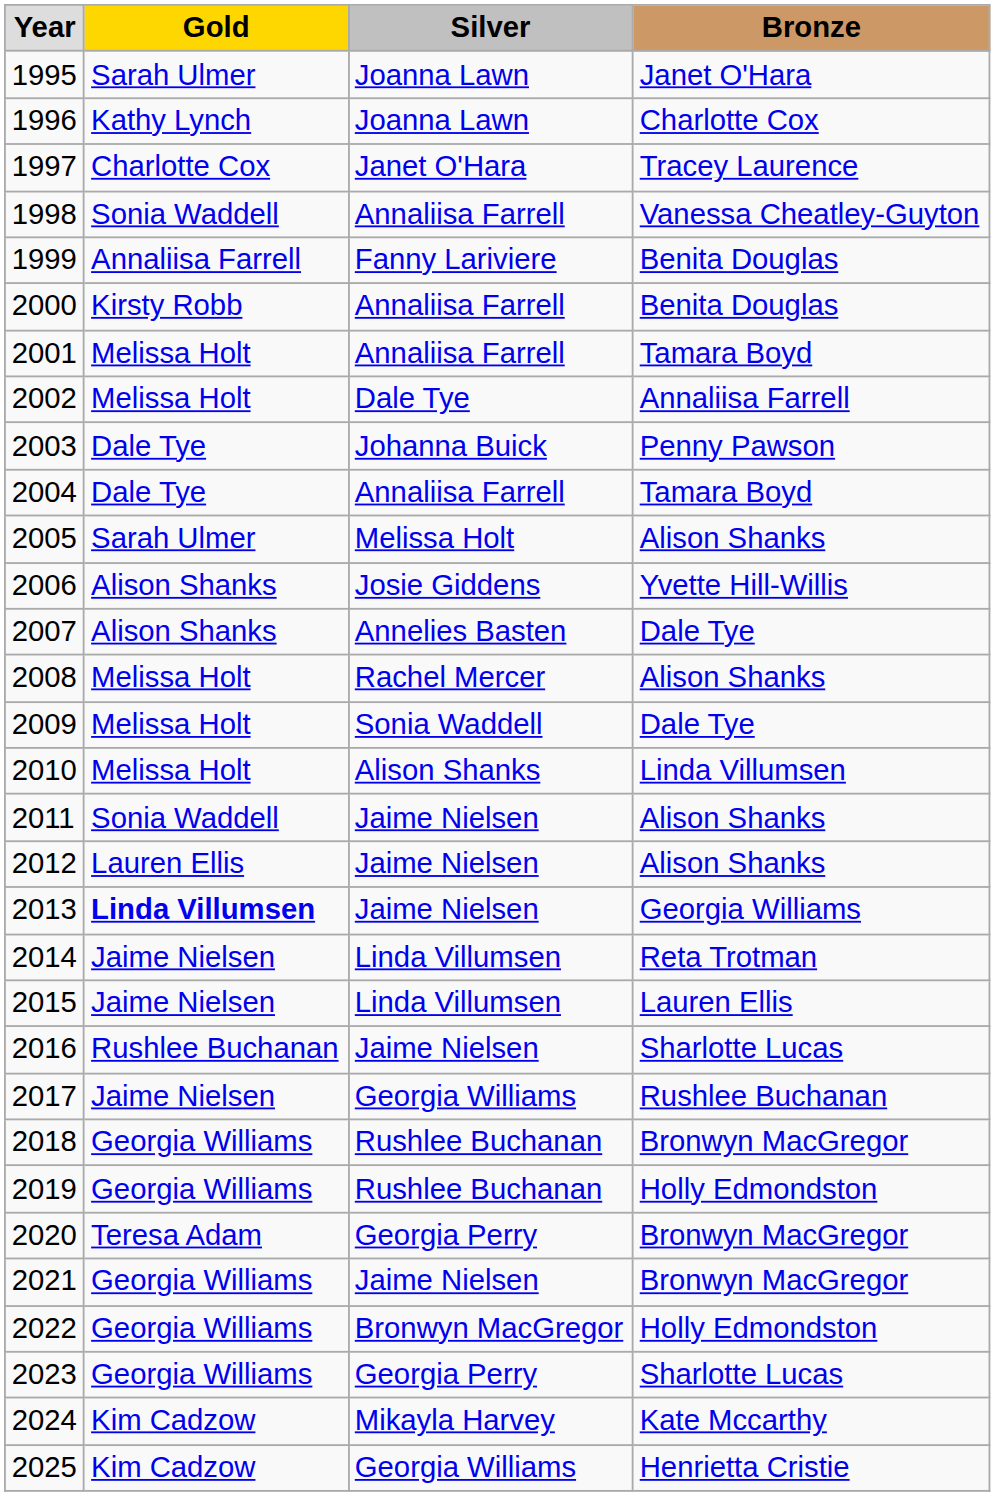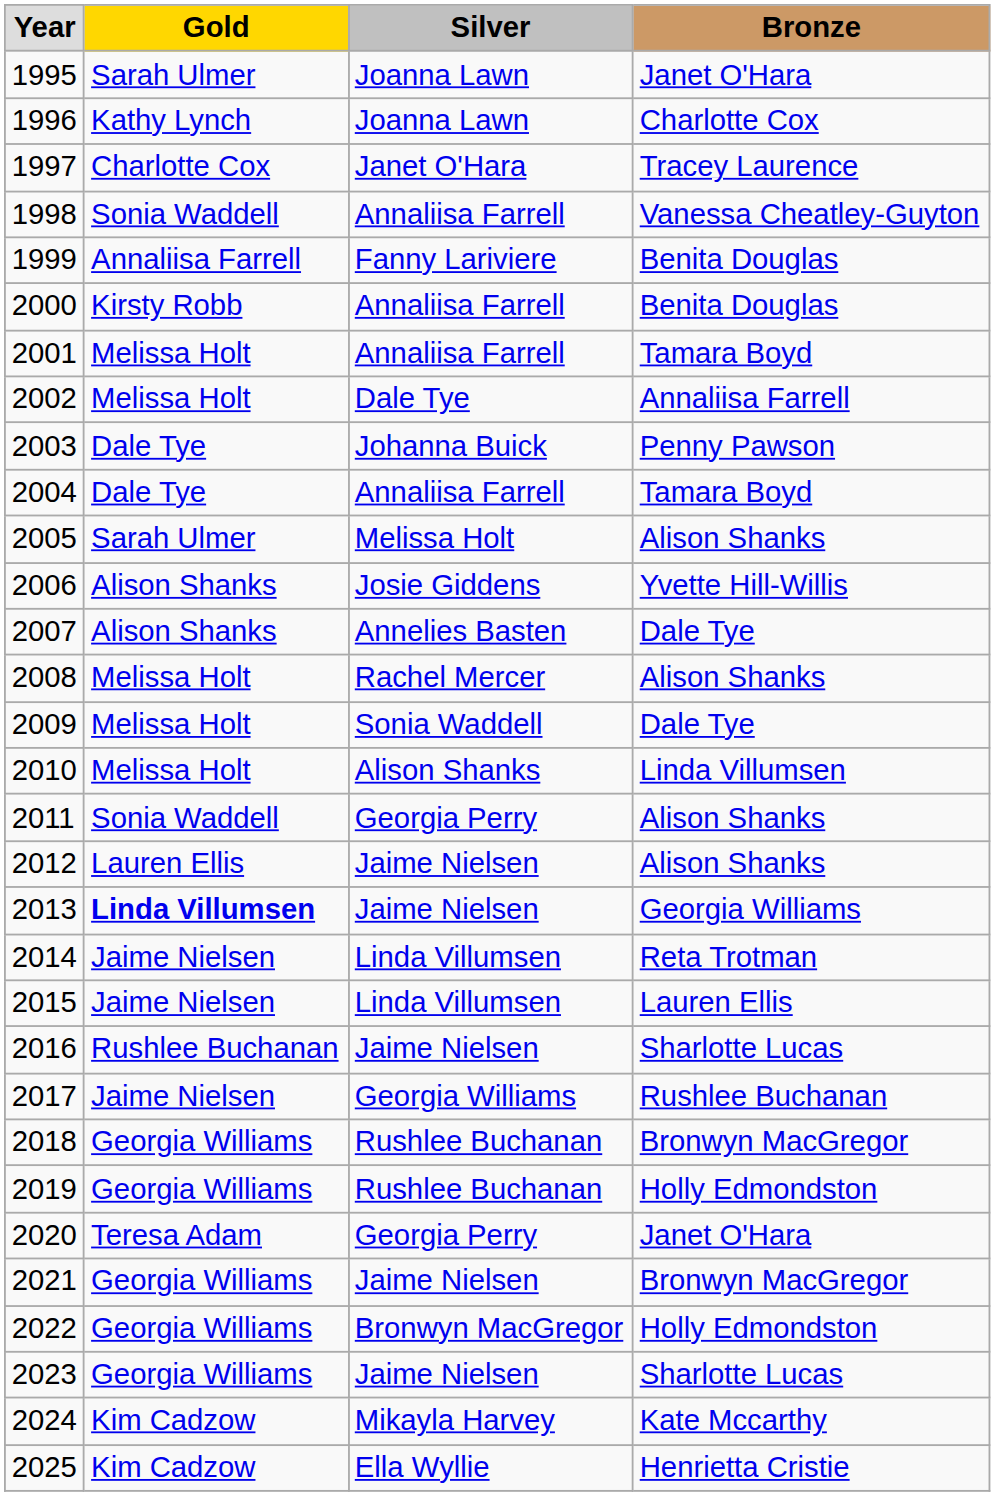(447, 817) Jaime Nielsen -> (446, 817) Georgia Perry
(774, 1235) Bronwyn MacGregor -> (726, 1235) Janet O'Hara
(446, 1374) Georgia Perry -> (447, 1374) Jaime Nielsen
(465, 1467) Georgia Williams -> (422, 1467) Ella Wyllie
